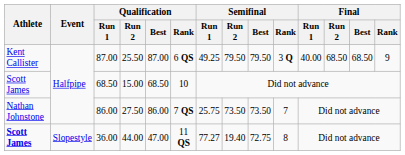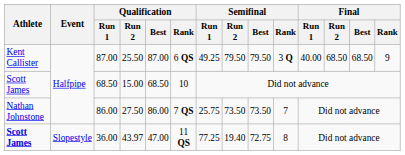(133, 138) 44.00 -> (133, 138) 43.97
(209, 138) 77.27 -> (209, 138) 77.25
